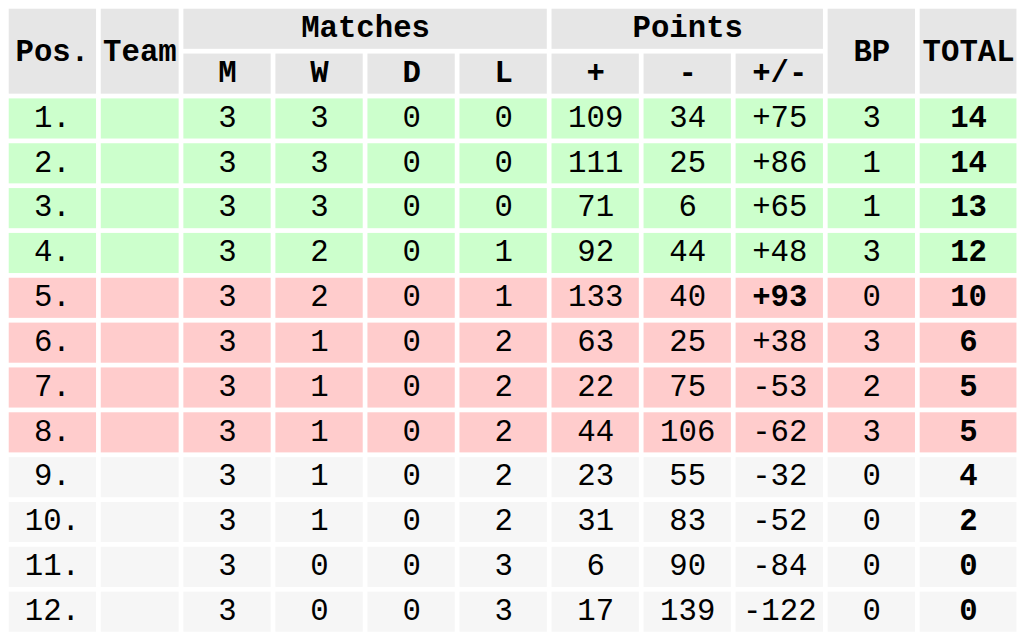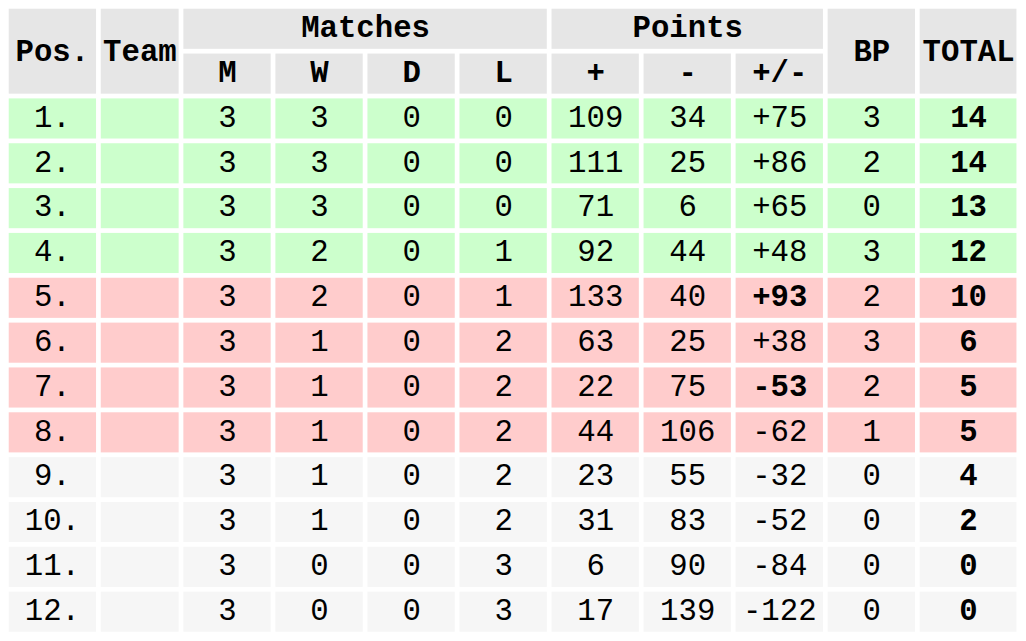(872, 163) 1 -> (872, 163) 2
(872, 208) 1 -> (872, 208) 0
(872, 298) 0 -> (872, 298) 2
(780, 387) normal -> (780, 387) bold
(872, 432) 3 -> (872, 432) 1
